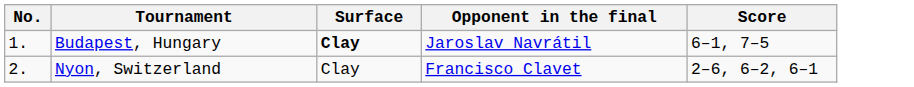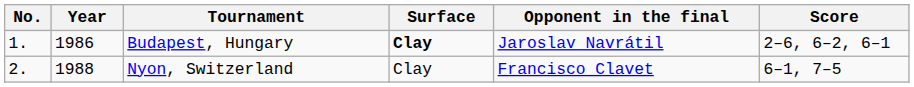+ column: (87, 17)
(730, 43) 6–1, 7–5 -> (827, 43) 2–6, 6–2, 6–1
(755, 69) 2–6, 6–2, 6–1 -> (802, 69) 6–1, 7–5
